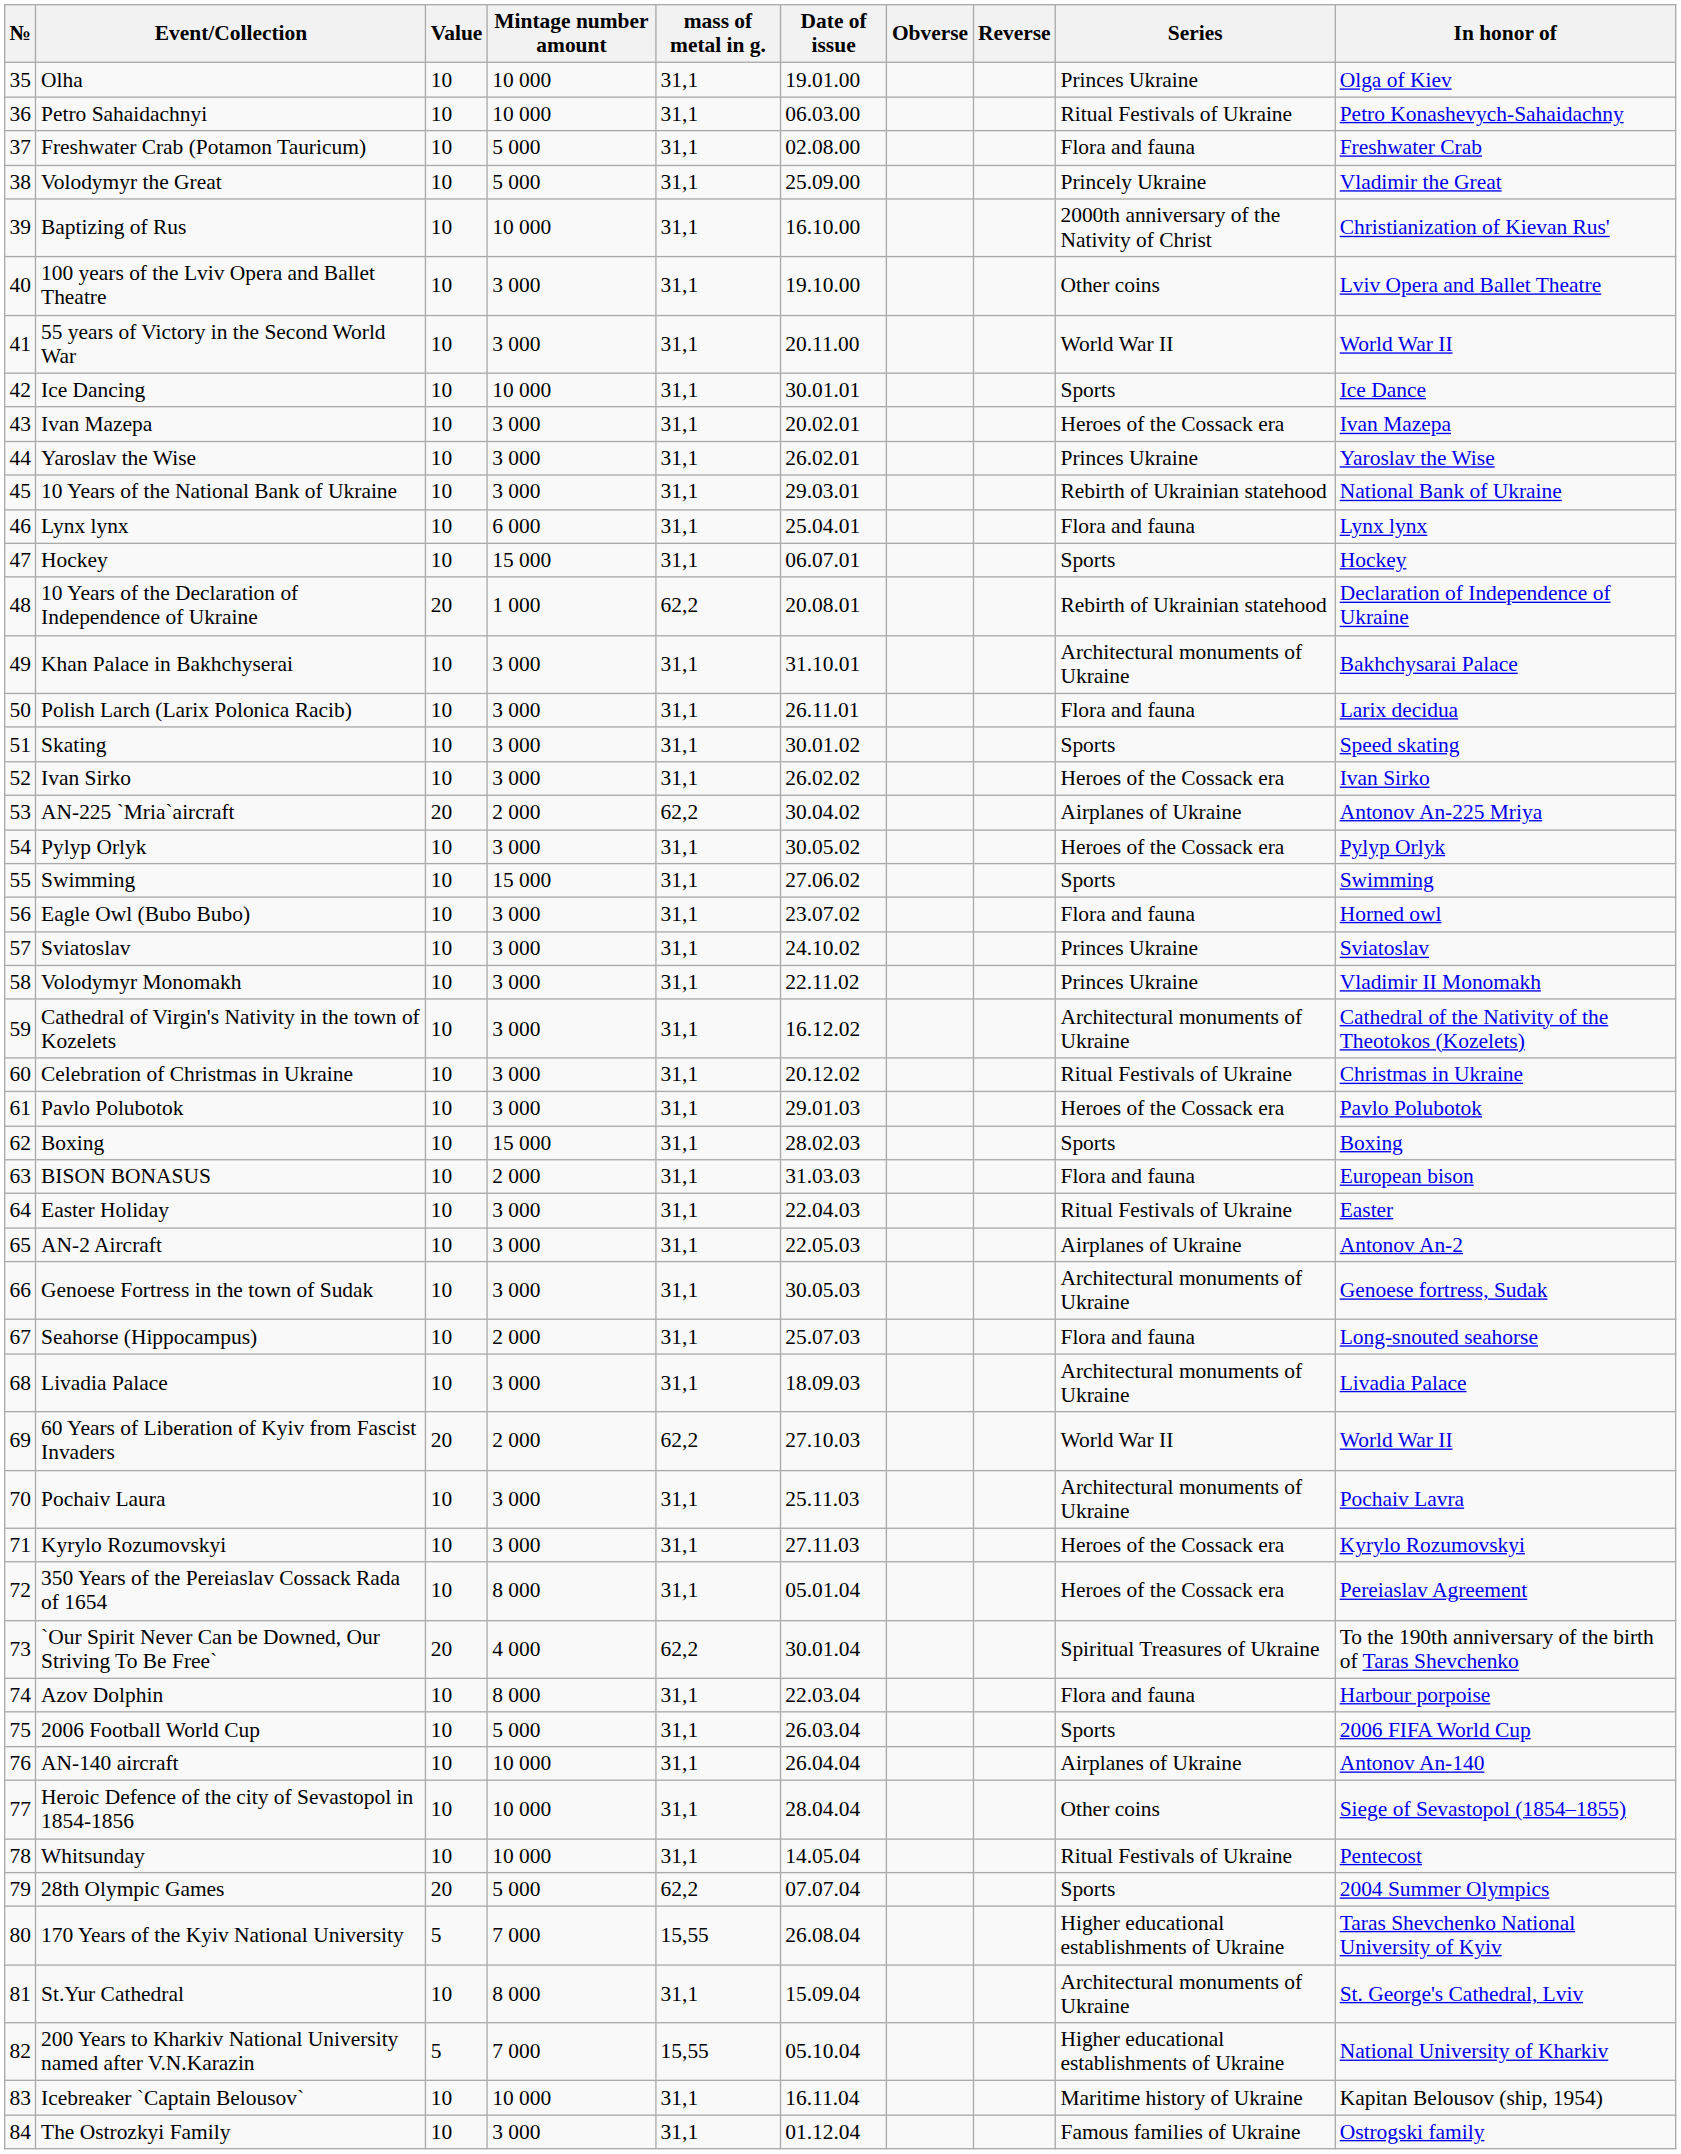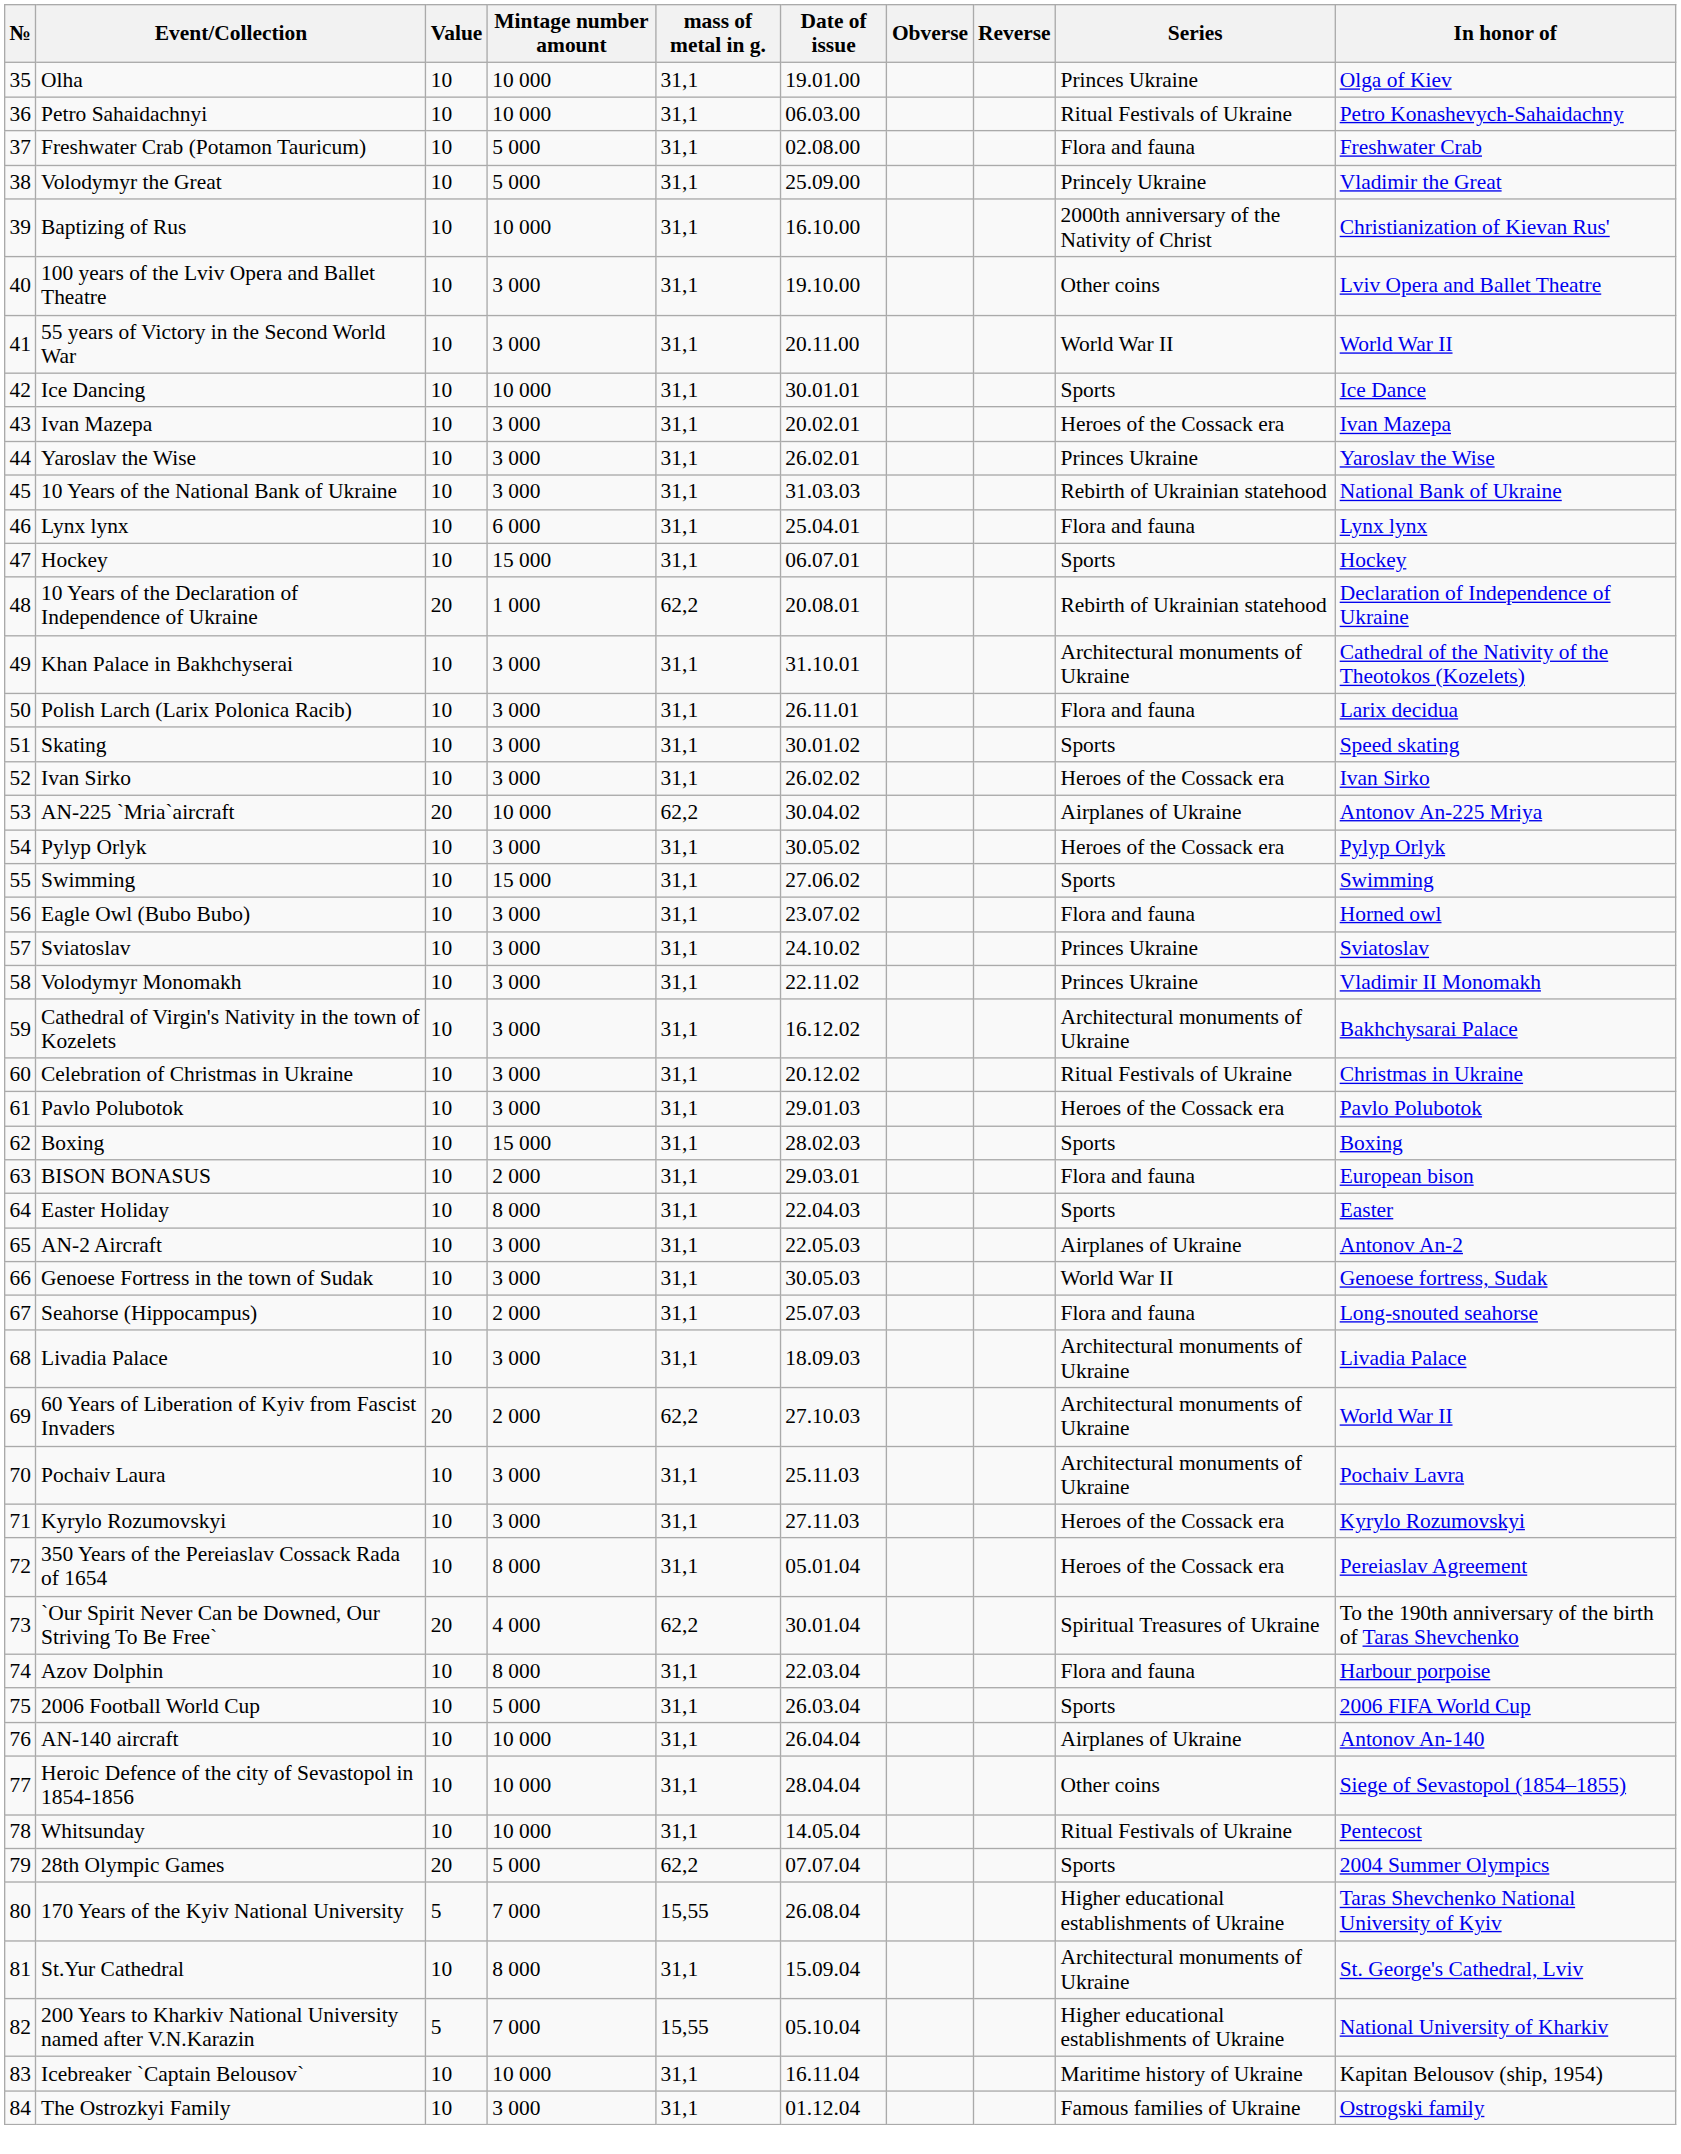(823, 492) 29.03.01 -> (823, 492) 31.03.03
(1429, 664) Bakhchysarai Palace -> (1474, 664) Cathedral of the Nativity of the Theotokos (Kozelets)
(516, 812) 2 000 -> (522, 812) 10 000
(1474, 1028) Cathedral of the Nativity of the Theotokos (Kozelets) -> (1429, 1028) Bakhchysarai Palace
(823, 1176) 31.03.03 -> (823, 1176) 29.03.01
(516, 1210) 3 000 -> (516, 1210) 8 000
(1176, 1210) Ritual Festivals of Ukraine -> (1088, 1210) Sports
(1181, 1290) Architectural monuments of Ukraine -> (1117, 1278) World War II
(1117, 1440) World War II -> (1181, 1416) Architectural monuments of Ukraine
